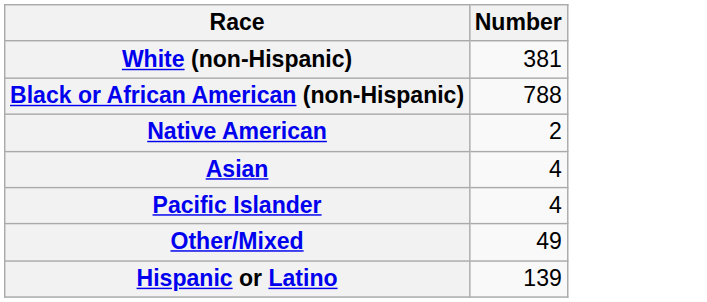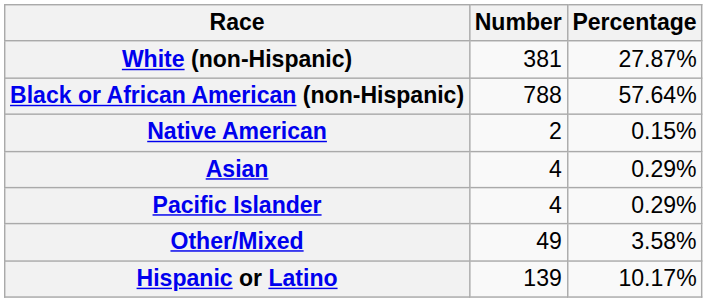+ column: (635, 22)
